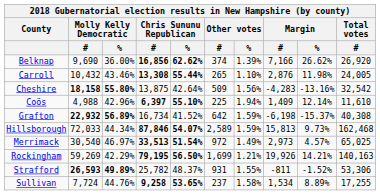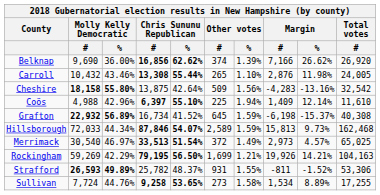(219, 116) 642 -> (219, 116) 645
(219, 143) 972 -> (219, 143) 372
(356, 156) 140,163 -> (356, 156) 104,163
(219, 183) 237 -> (219, 183) 273
